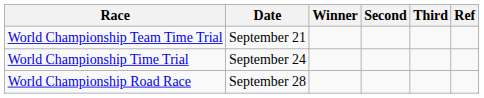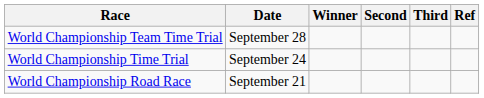(268, 37) September 21 -> (268, 37) September 28
(268, 81) September 28 -> (268, 81) September 21
